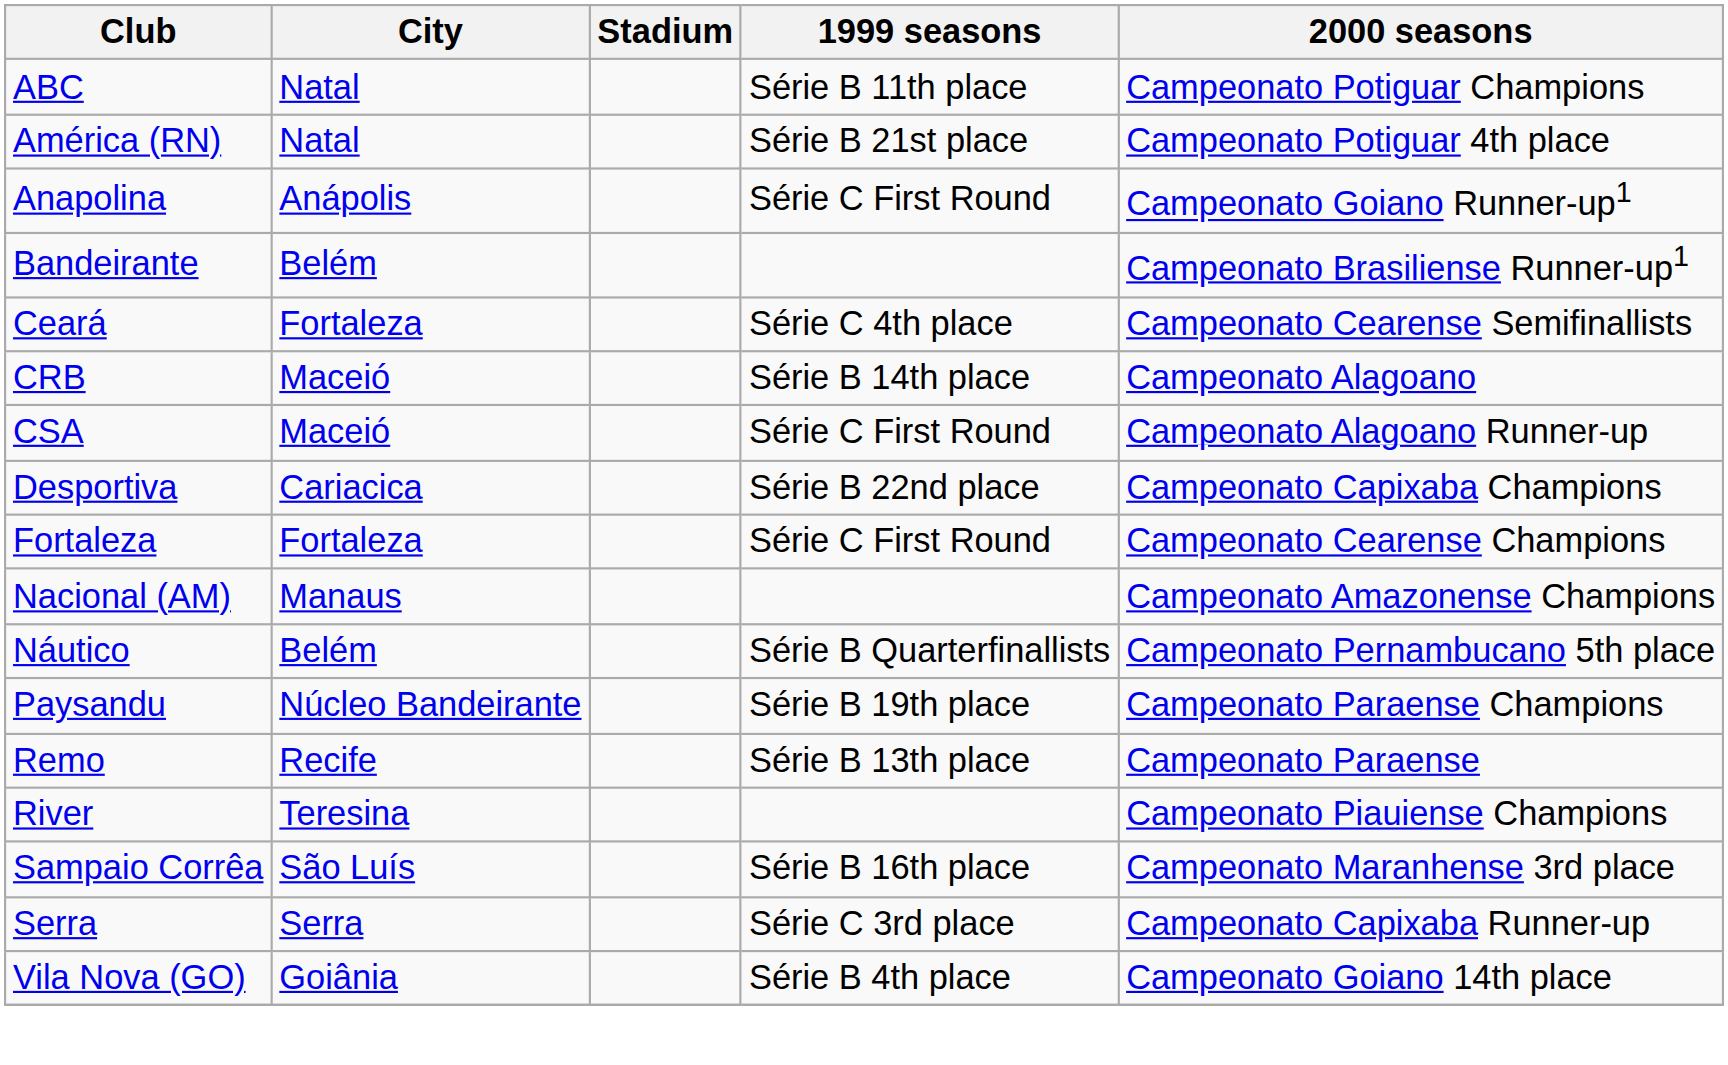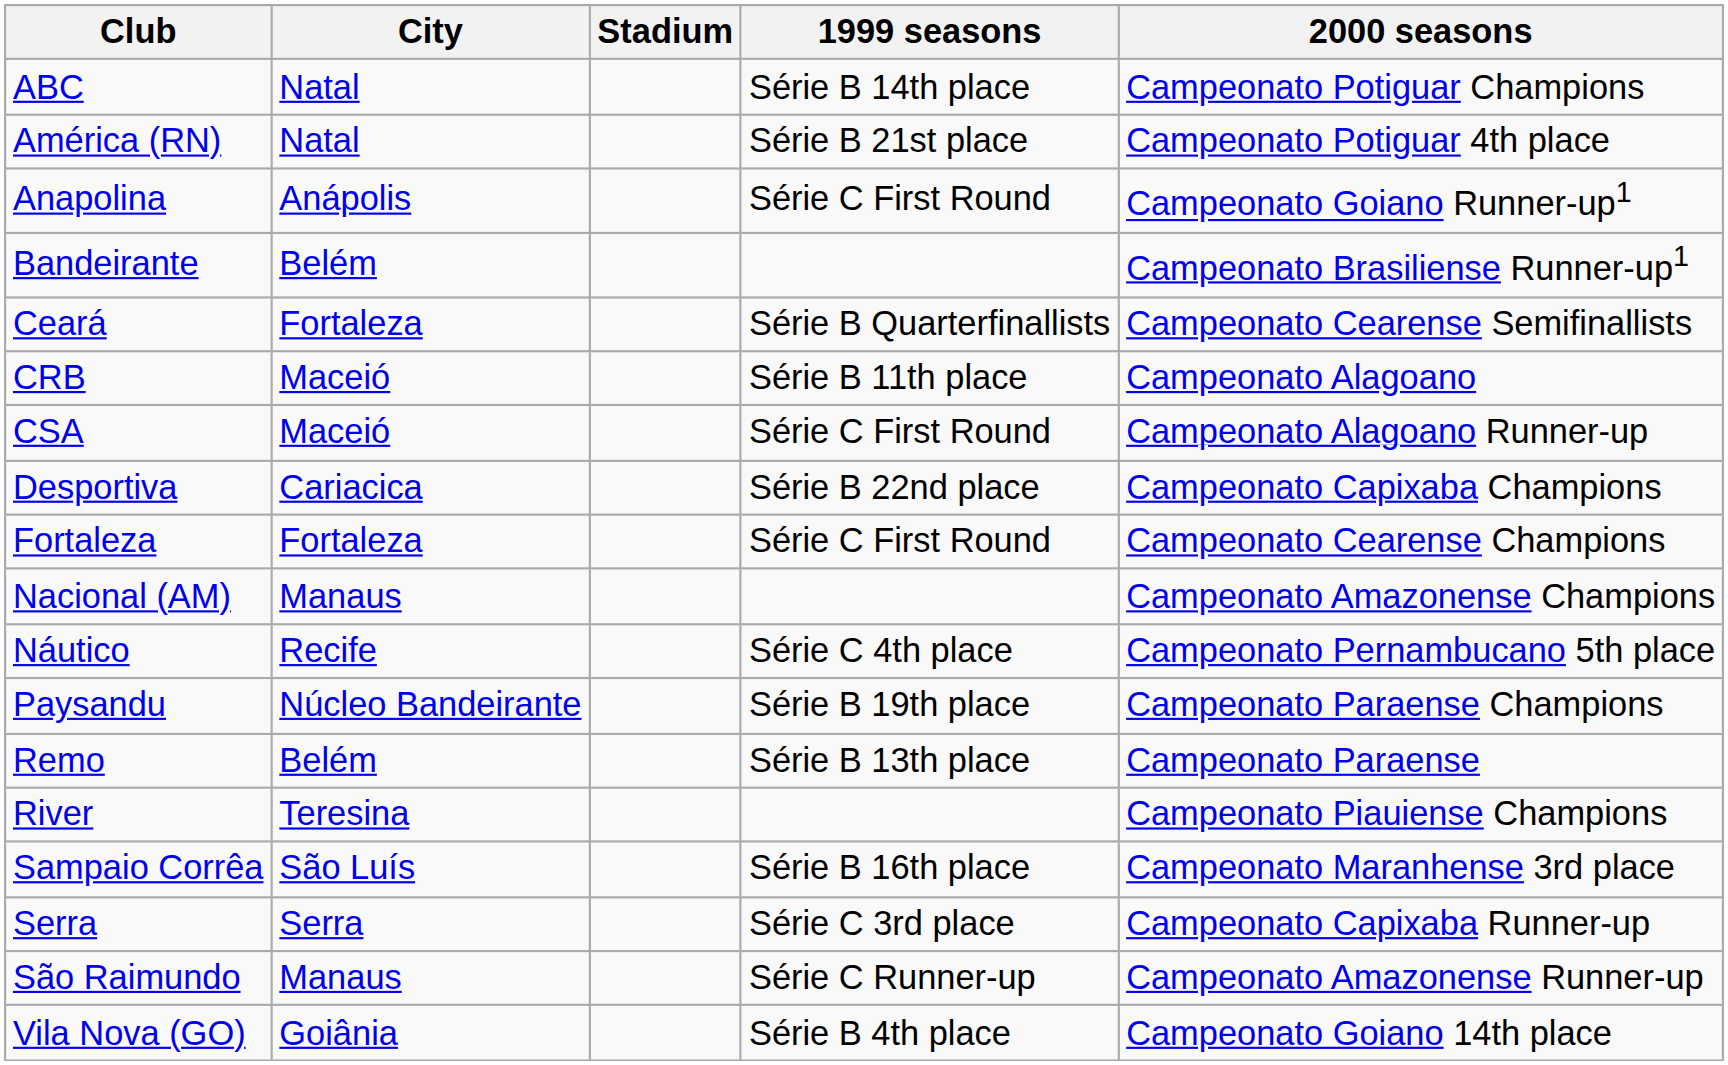(888, 86) Série B 11th place -> (889, 86) Série B 14th place
(881, 323) Série C 4th place -> (930, 323) Série B Quarterfinallists
(889, 377) Série B 14th place -> (888, 377) Série B 11th place
(328, 650) Belém -> (328, 650) Recife
(930, 650) Série B Quarterfinallists -> (881, 650) Série C 4th place
(328, 759) Recife -> (328, 759) Belém
+ row: (127, 977)
